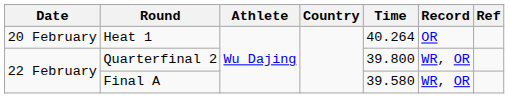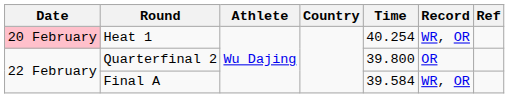(52, 38) no background -> (52, 38) pink background
(390, 38) 40.264 -> (390, 38) 40.254
(429, 38) OR -> (446, 38) WR, OR
(446, 60) WR, OR -> (429, 60) OR
(390, 82) 39.580 -> (390, 82) 39.584
